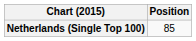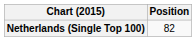(169, 28) 85 -> (169, 28) 82
